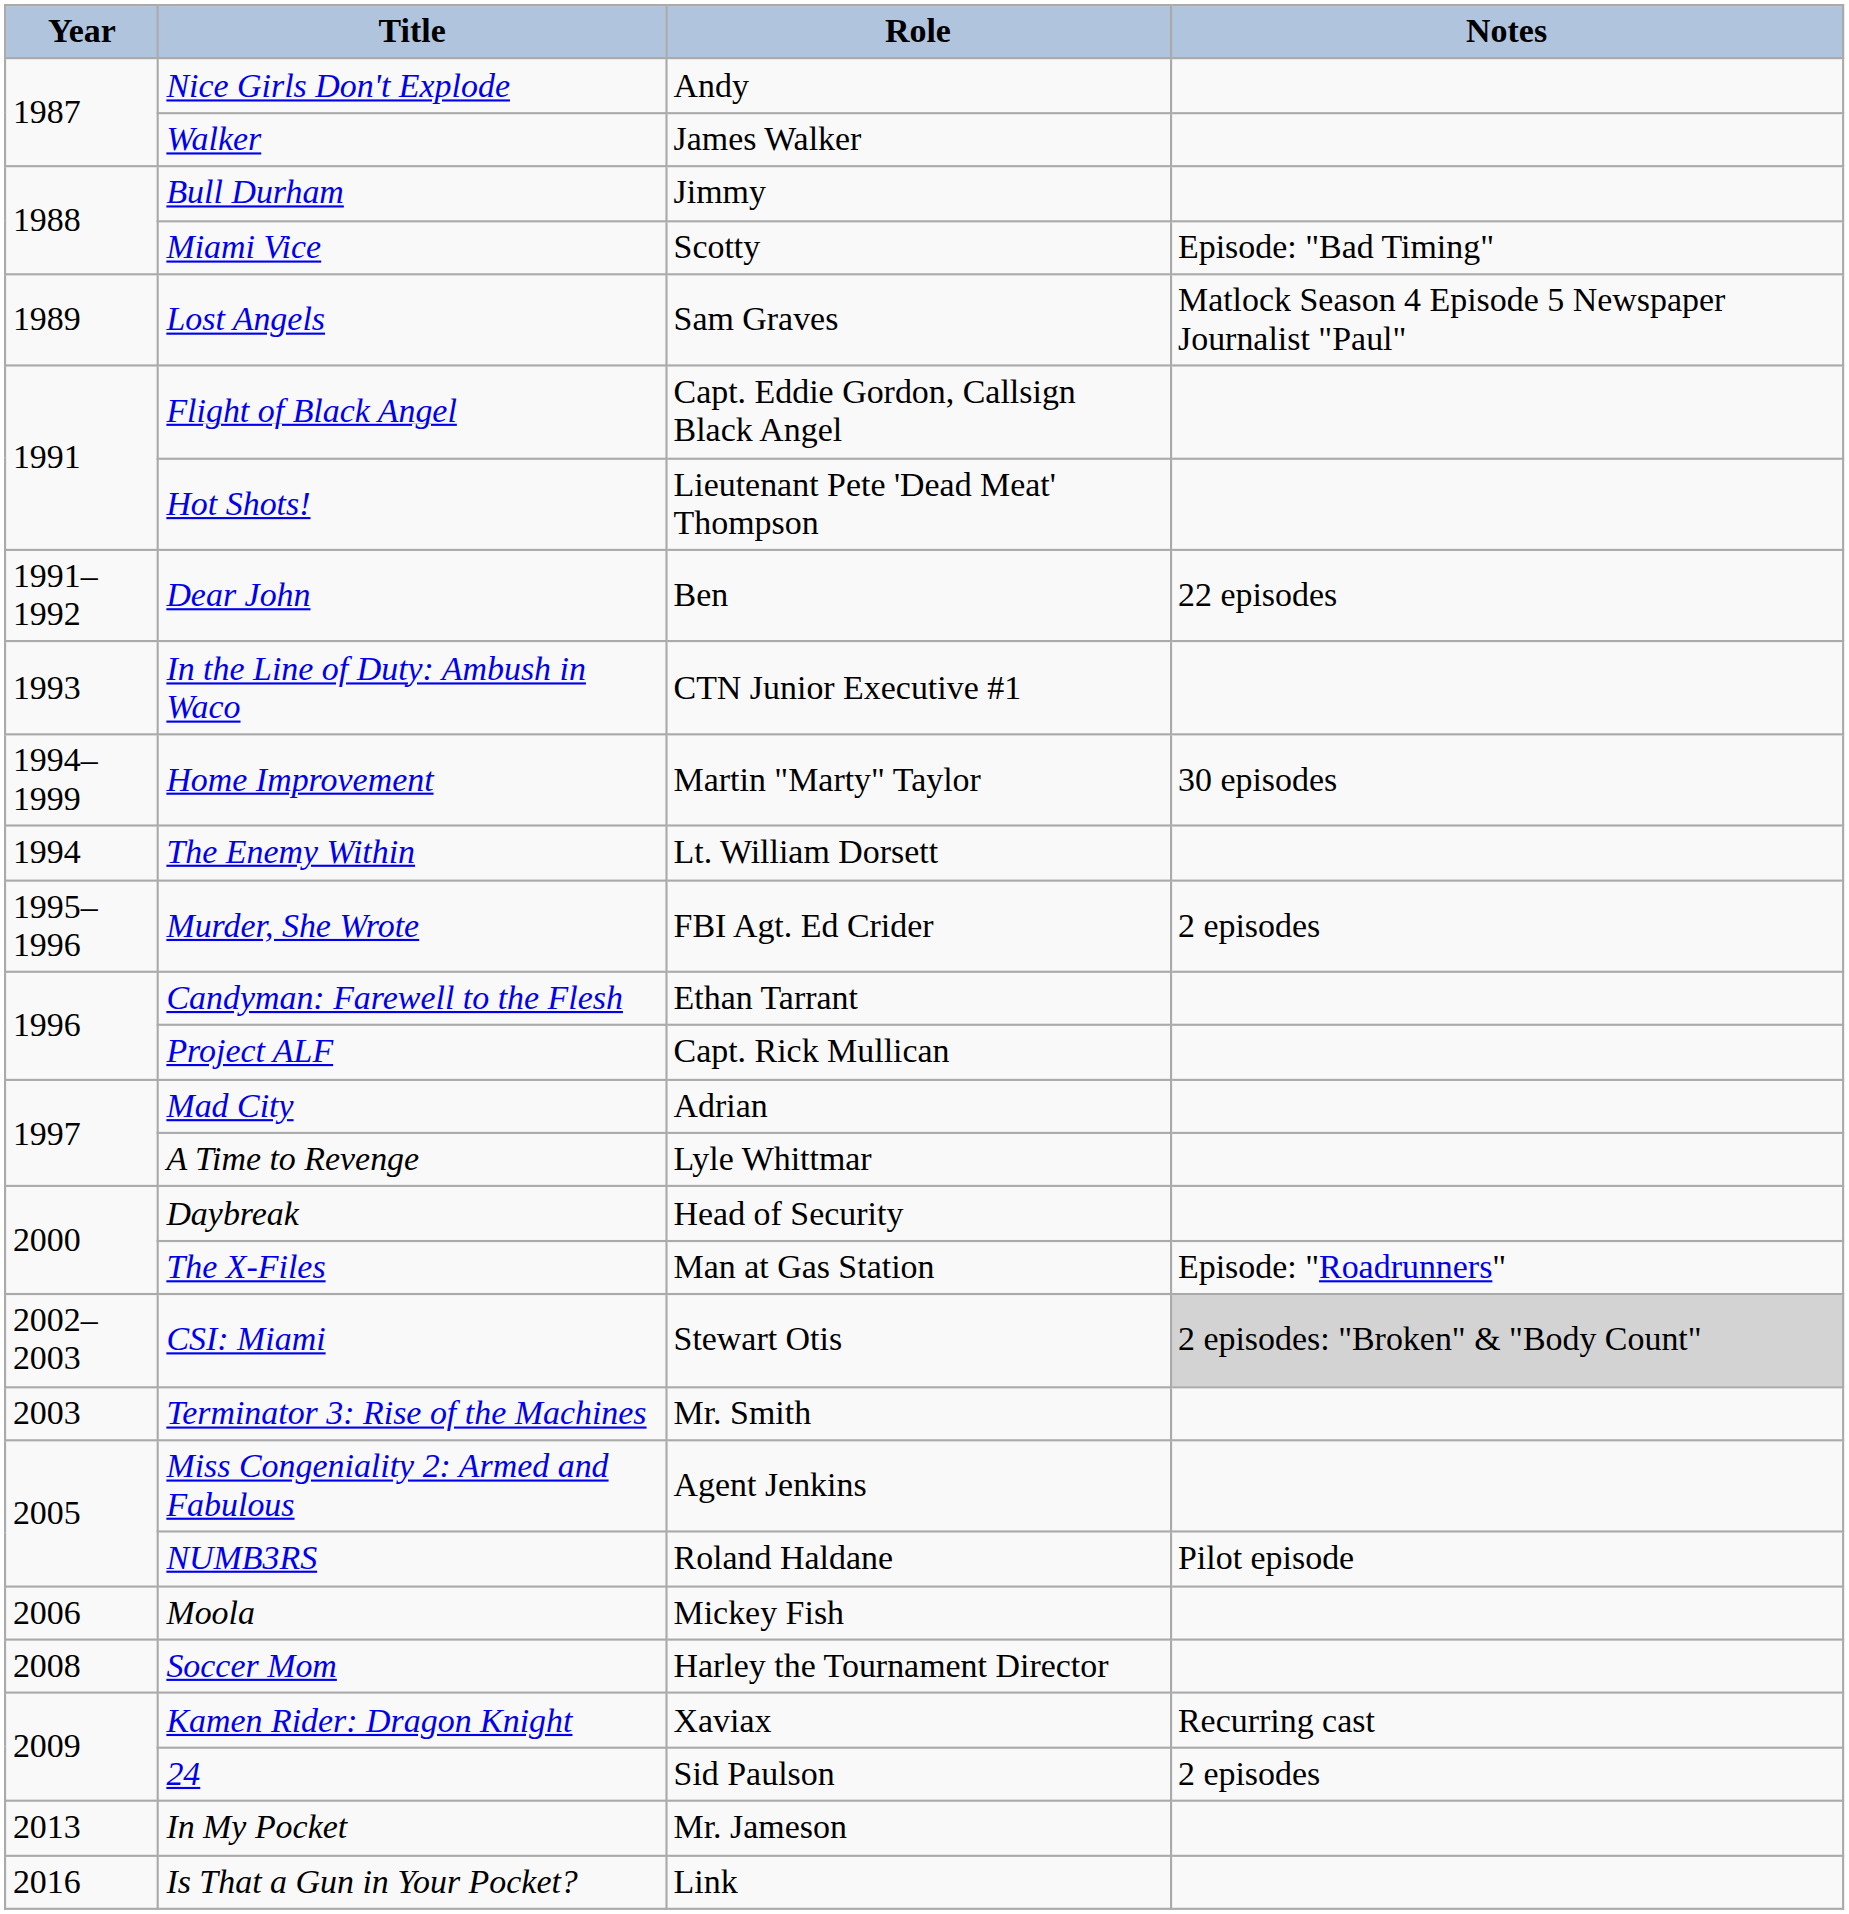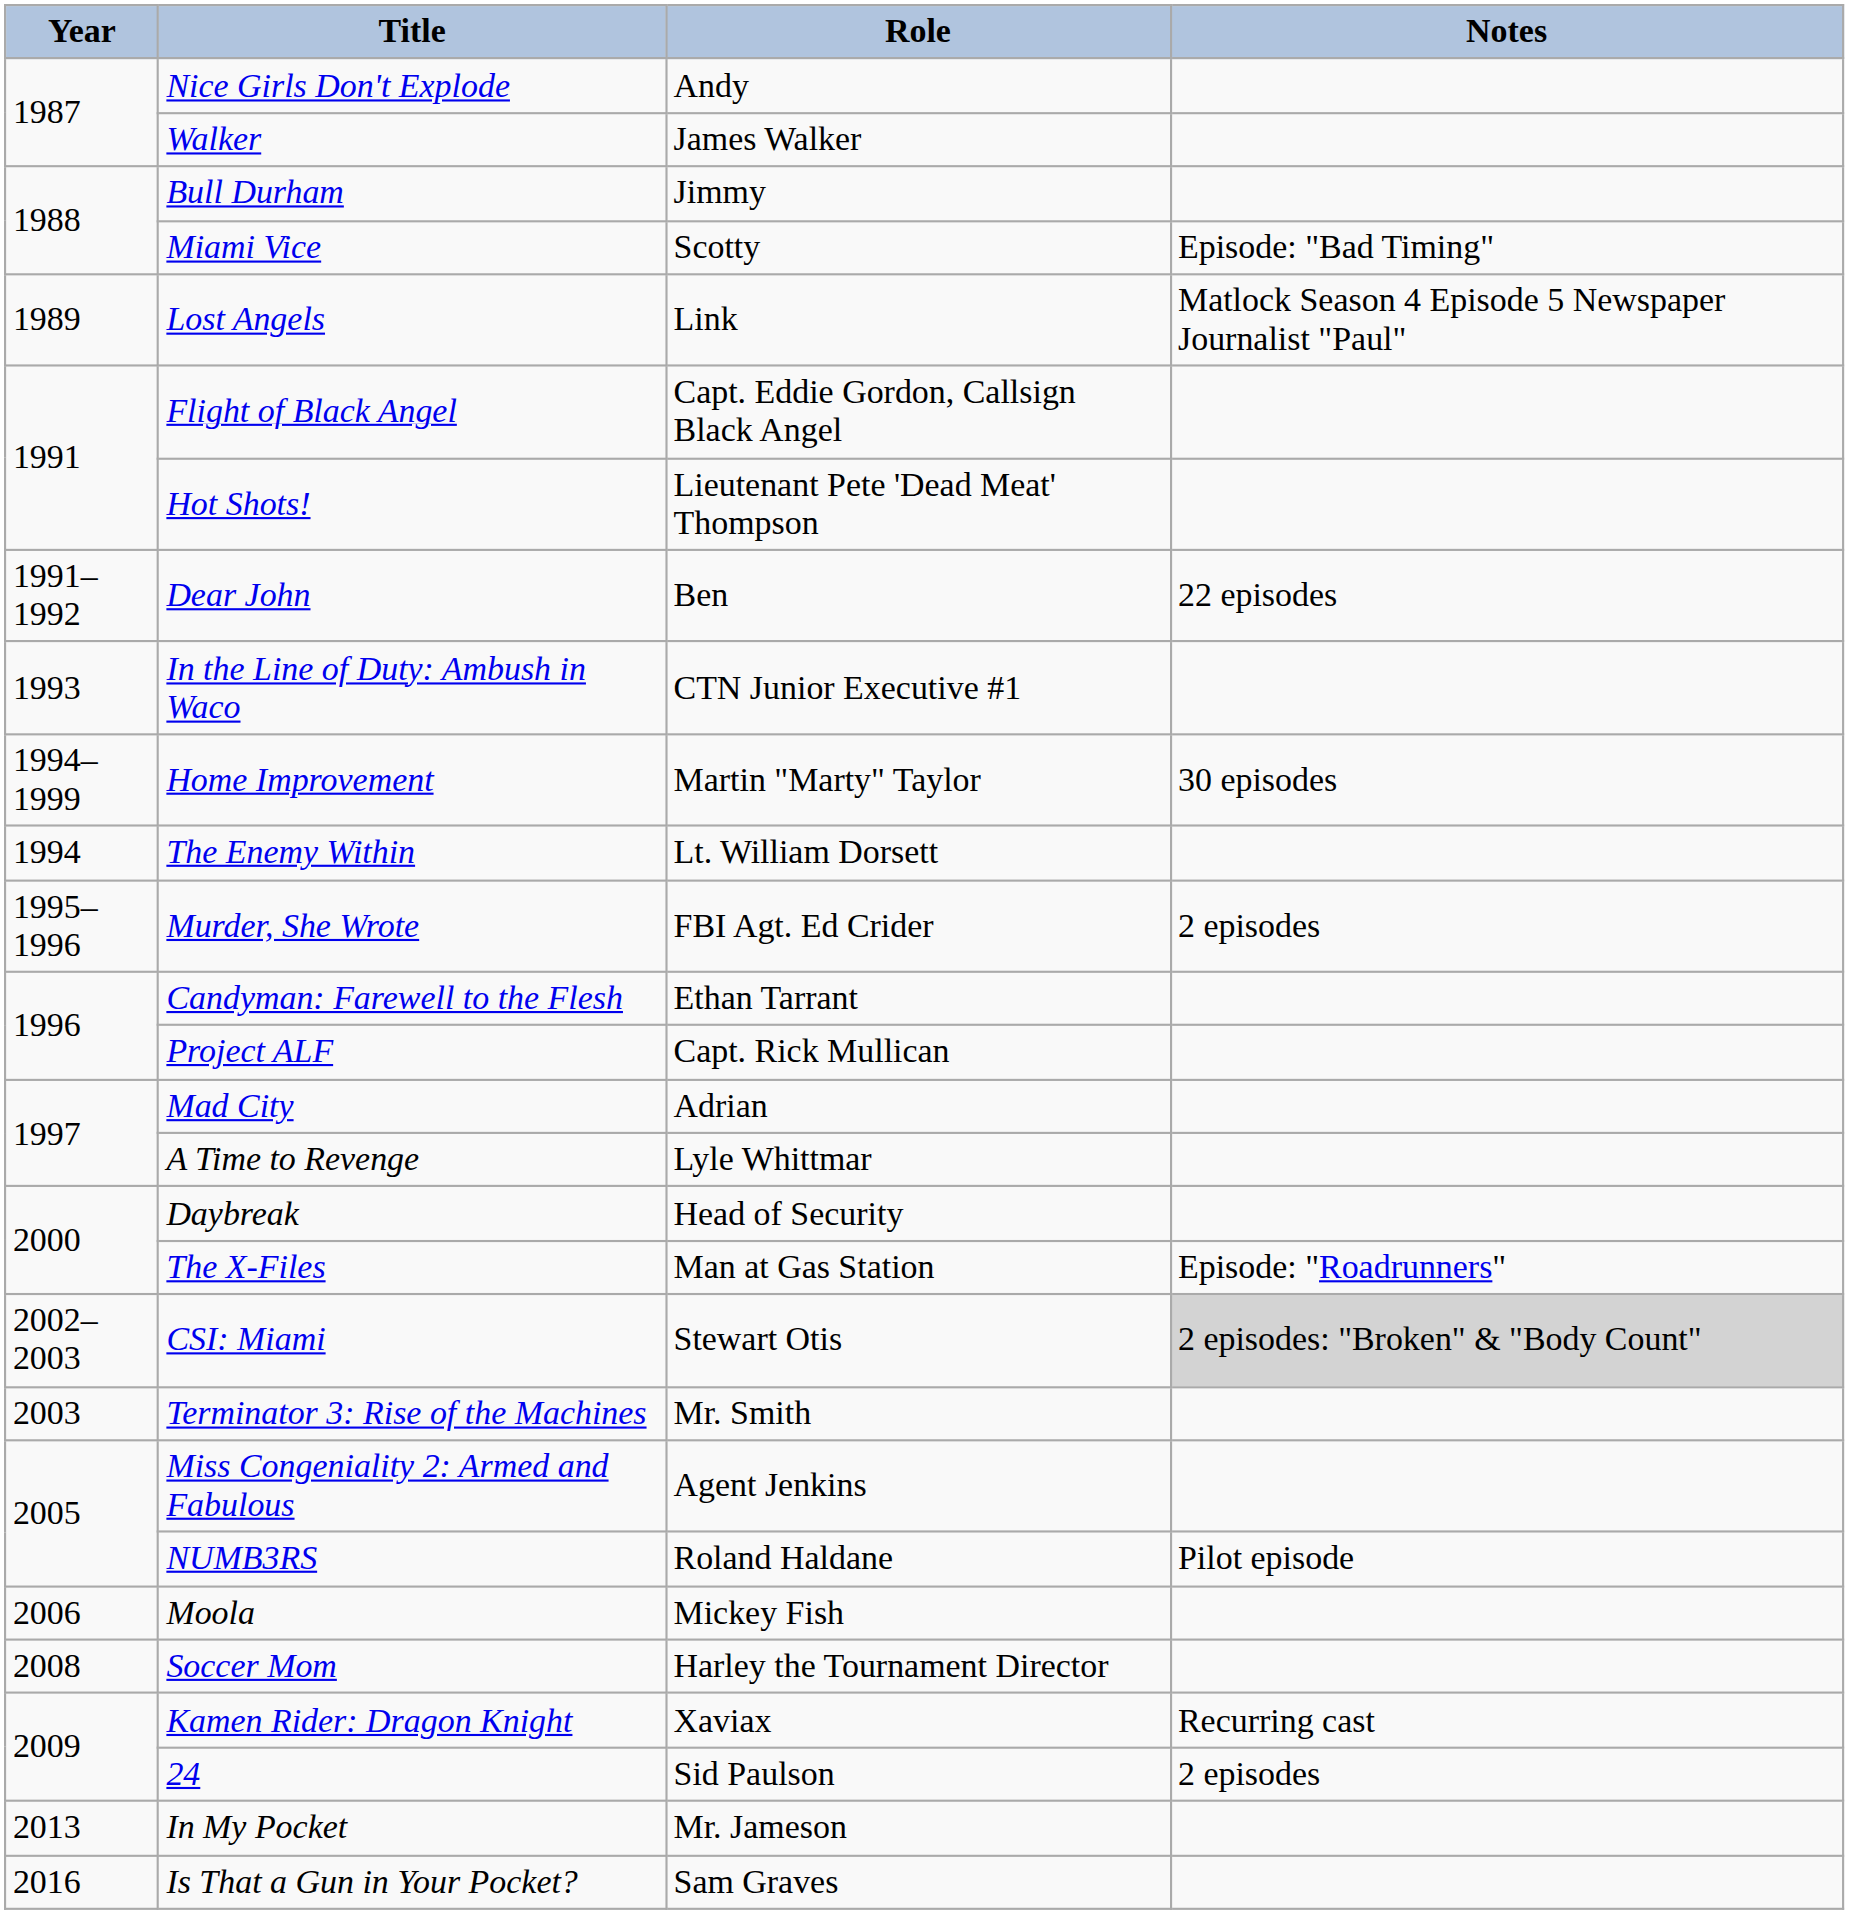(756, 319) Sam Graves -> (706, 319) Link
(706, 1881) Link -> (756, 1881) Sam Graves
